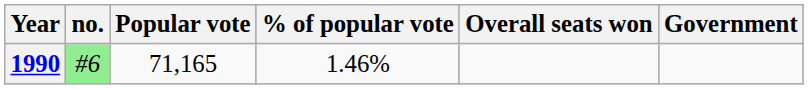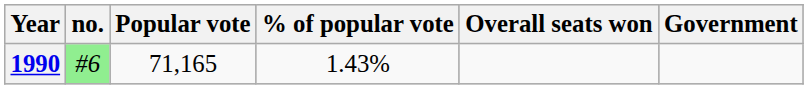(358, 63) 1.46% -> (358, 63) 1.43%
